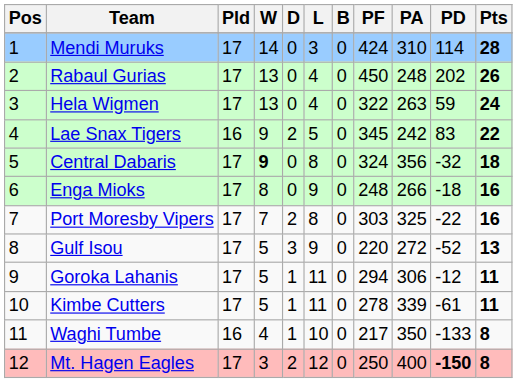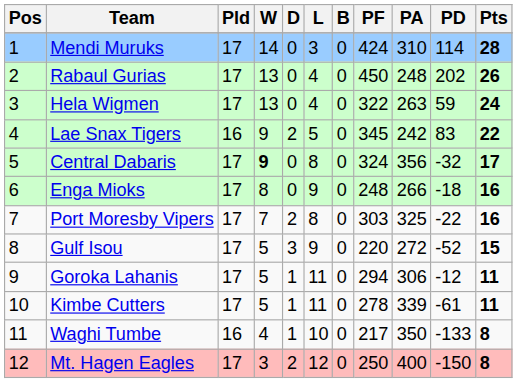(490, 162) 18 -> (490, 162) 17
(490, 248) 13 -> (490, 248) 15
(453, 362) bold -> (453, 362) normal
